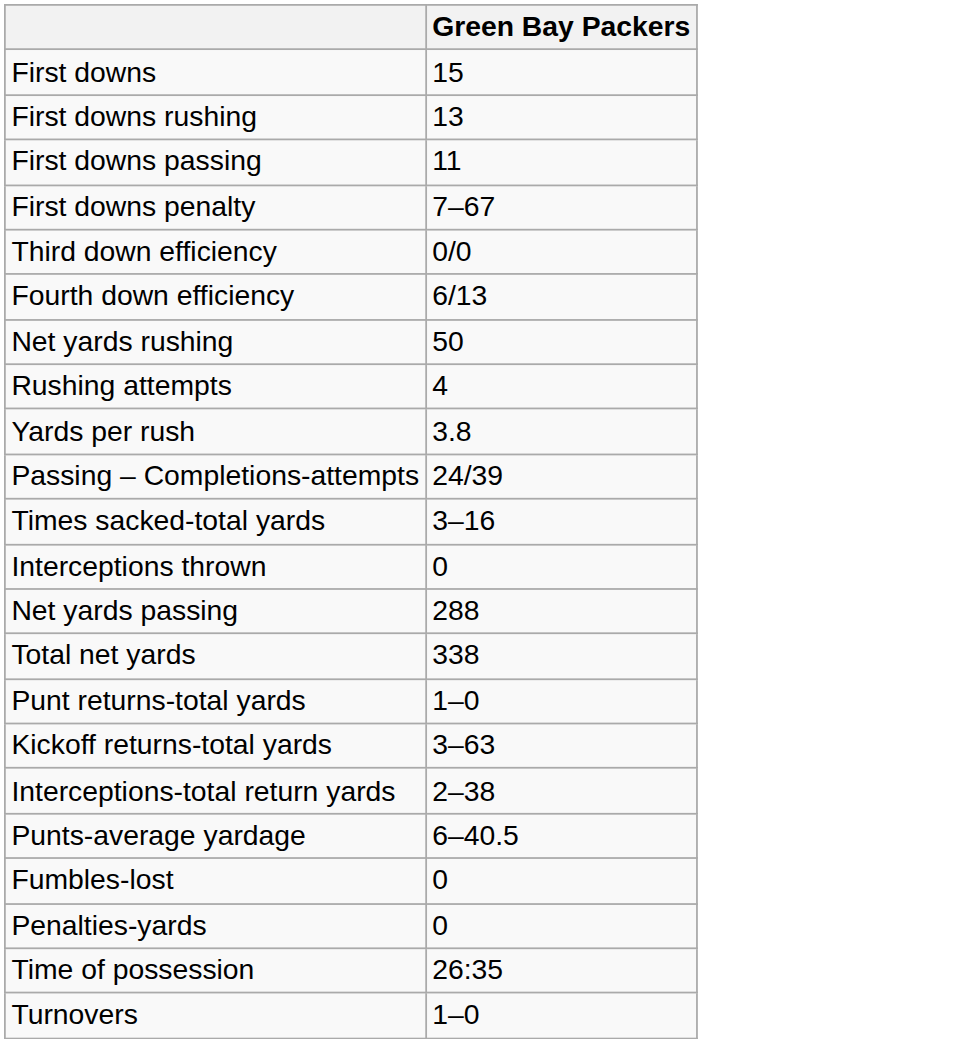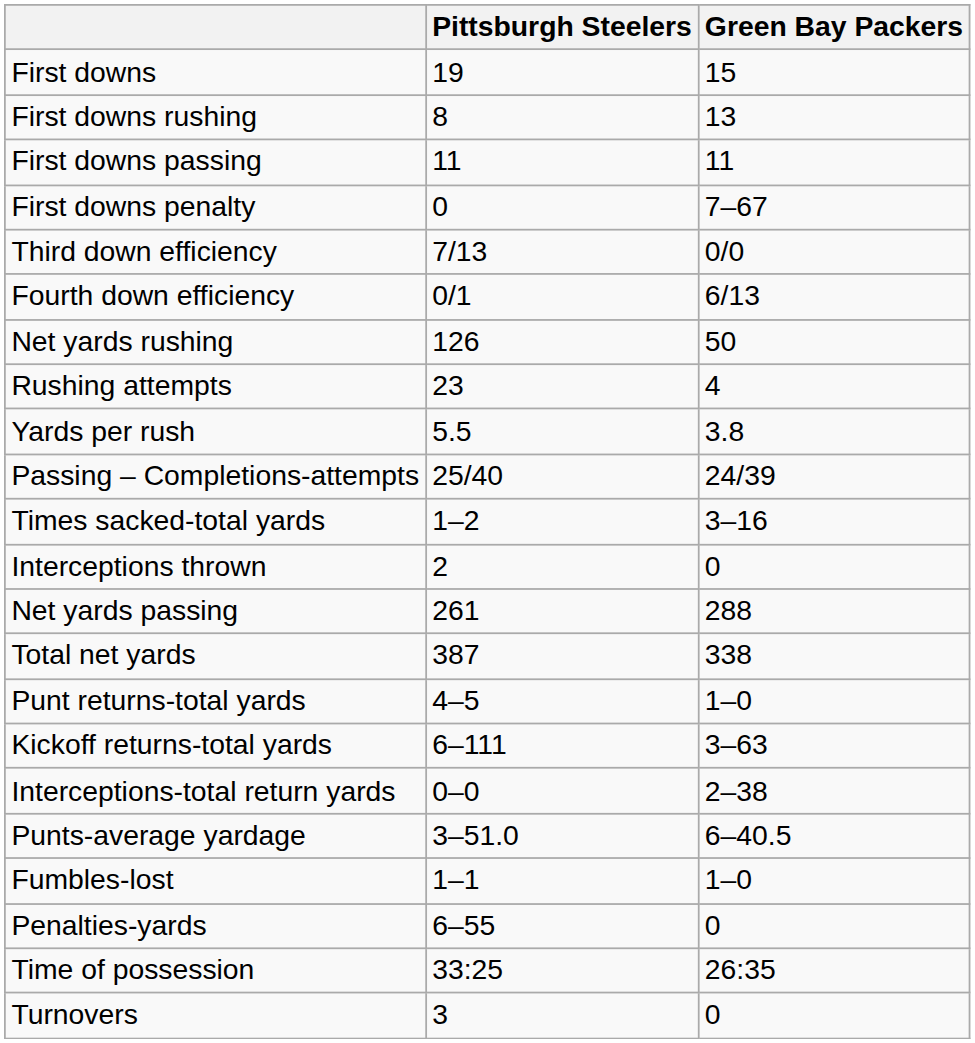+ column: (562, 26)
(440, 880) 0 -> (728, 880) 1–0
(456, 1015) 1–0 -> (713, 1015) 0
